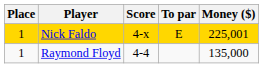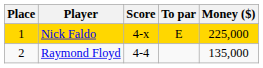(229, 33) 225,001 -> (229, 33) 225,000
(21, 53) 1 -> (21, 53) 2
